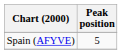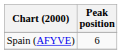(97, 40) 5 -> (97, 40) 6
